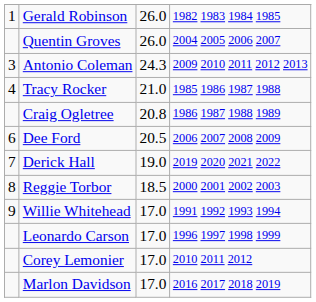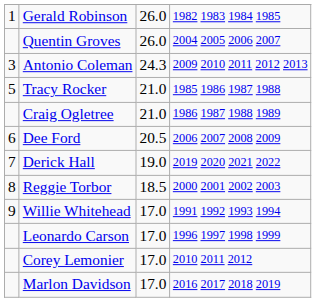(12, 89) 4 -> (12, 89) 5
(153, 114) 20.8 -> (153, 114) 21.0
